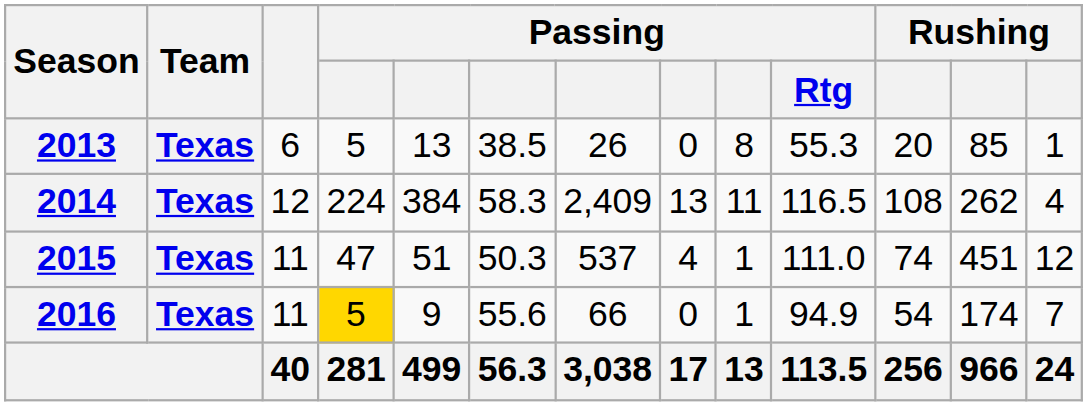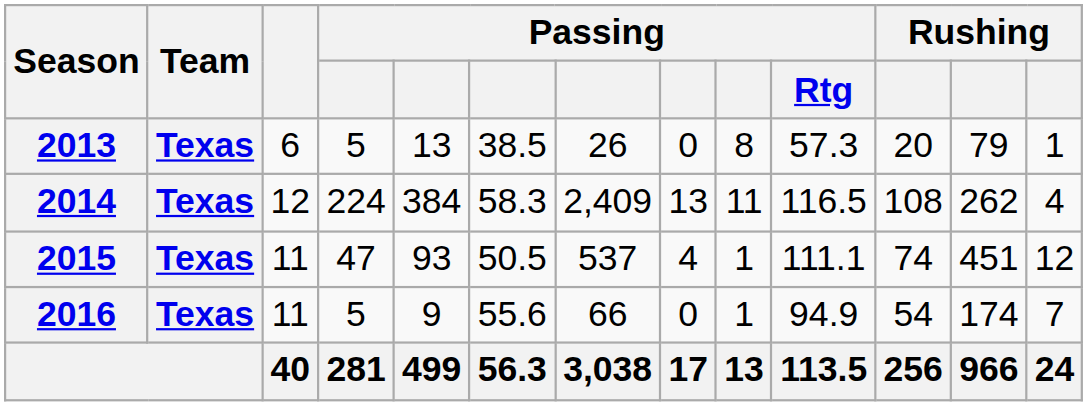(824, 145) 55.3 -> (824, 145) 57.3
(989, 145) 85 -> (989, 145) 79
(432, 257) 51 -> (432, 257) 93
(512, 257) 50.3 -> (512, 257) 50.5
(824, 257) 111.0 -> (824, 257) 111.1
(356, 314) gold background -> (356, 314) no background
